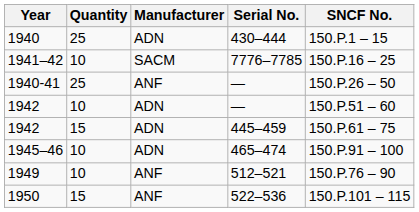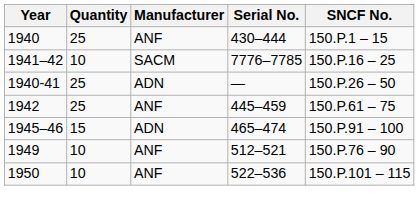(149, 38) ADN -> (148, 38) ANF
(148, 83) ANF -> (149, 83) ADN
- row: (24, 106)
(78, 128) 15 -> (78, 106) 25
(149, 128) ADN -> (148, 106) ANF
(78, 151) 10 -> (78, 128) 15
(78, 196) 15 -> (78, 173) 10
